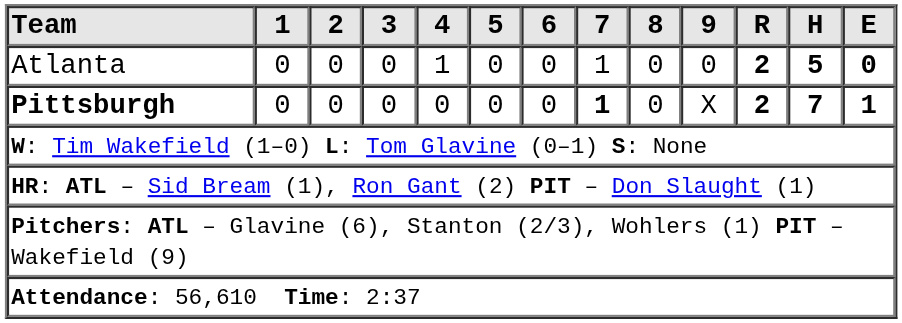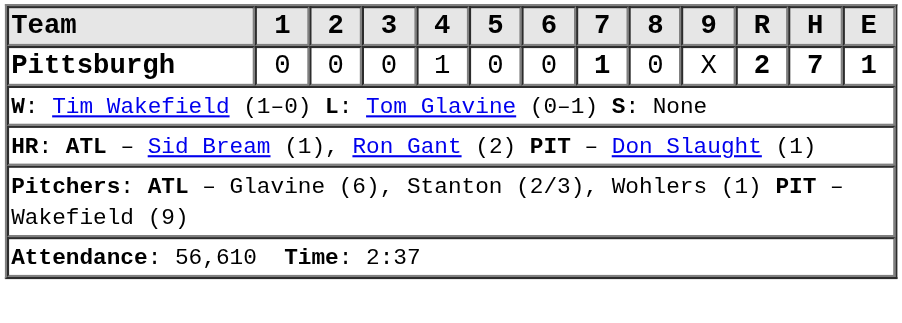- row: (69, 66)
(442, 106) 0 -> (442, 66) 1
